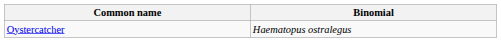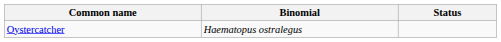+ column: (447, 12)
